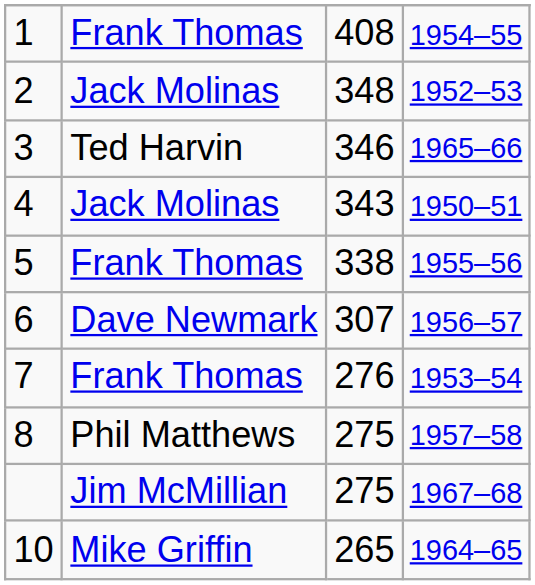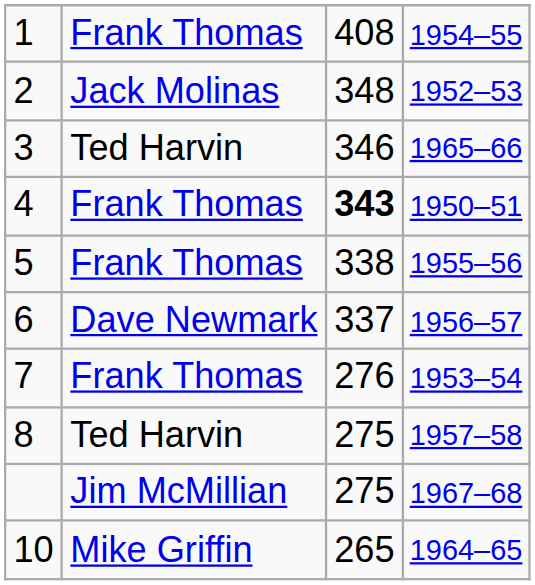(175, 205) Jack Molinas -> (187, 205) Frank Thomas
(364, 205) normal -> (364, 205) bold
(364, 319) 307 -> (364, 319) 337
(183, 434) Phil Matthews -> (157, 434) Ted Harvin
